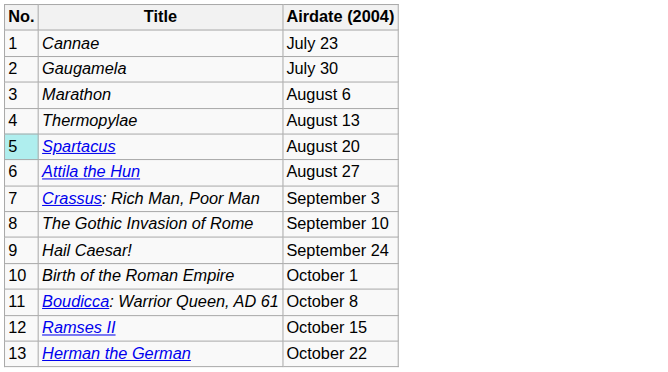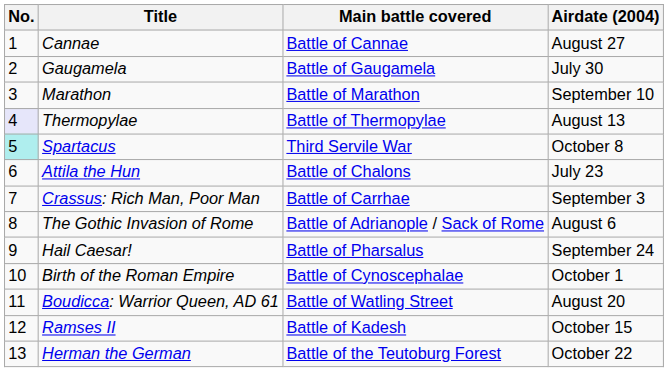+ column: (415, 17)
(312, 43) July 23 -> (588, 43) August 27
(319, 95) August 6 -> (603, 95) September 10
(13, 120) no background -> (13, 120) lavender background
(323, 146) August 20 -> (587, 146) October 8
(323, 172) August 27 -> (577, 172) July 23
(338, 224) September 10 -> (584, 224) August 6
(322, 302) October 8 -> (588, 302) August 20
